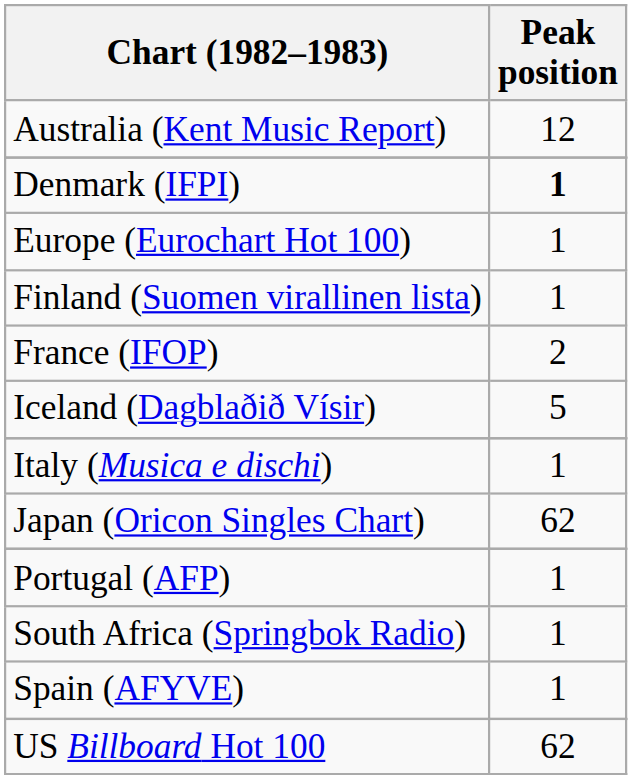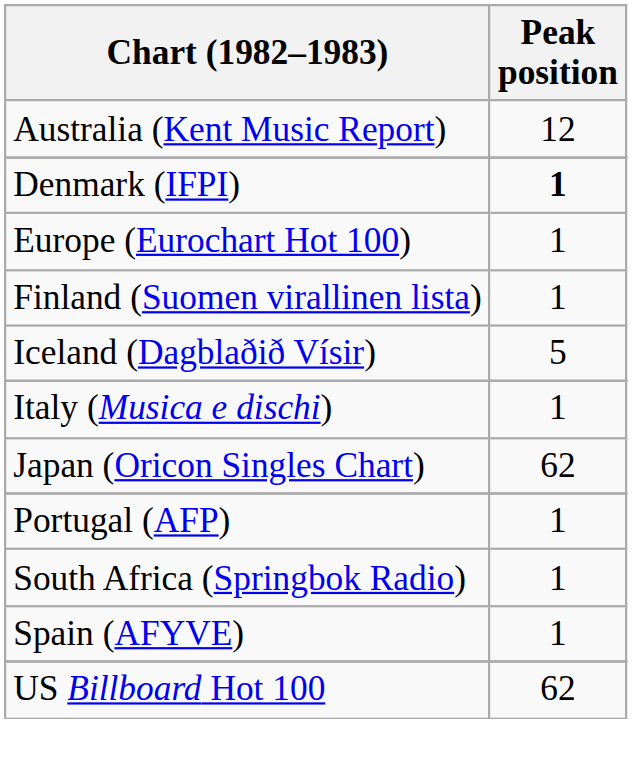- row: (116, 352)
